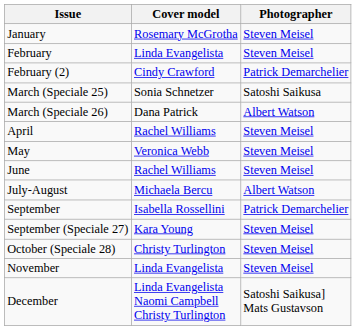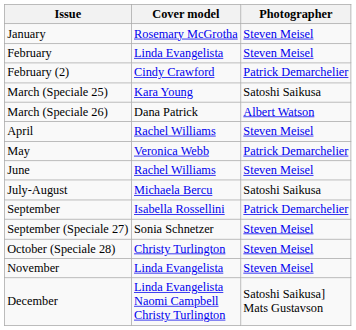(174, 92) Sonia Schnetzer -> (163, 92) Kara Young
(278, 151) Steven Meisel -> (296, 151) Patrick Demarchelier
(279, 190) Albert Watson -> (282, 190) Satoshi Saikusa
(163, 229) Kara Young -> (174, 229) Sonia Schnetzer
